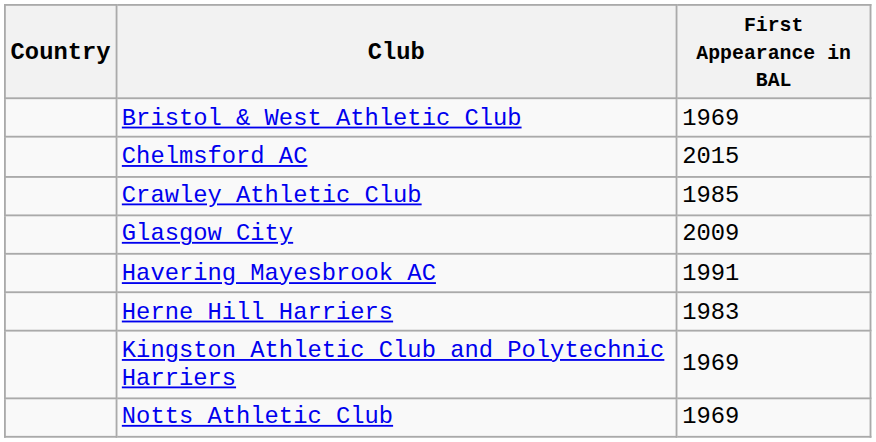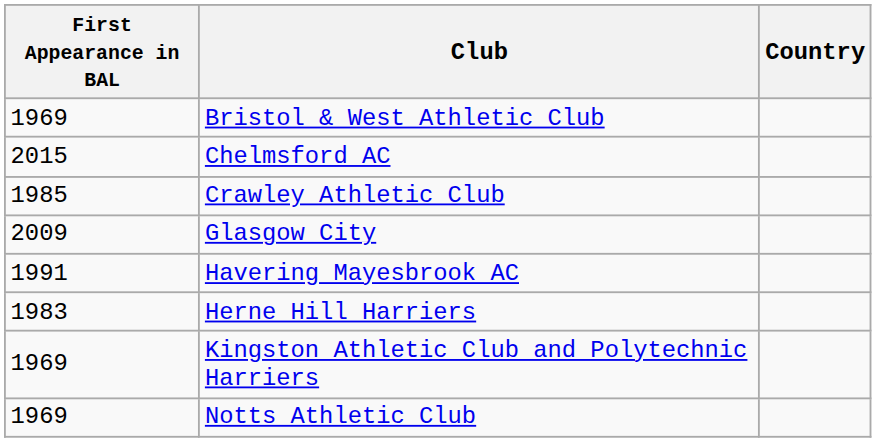columns swapped: (61, 52) <-> (774, 53)
